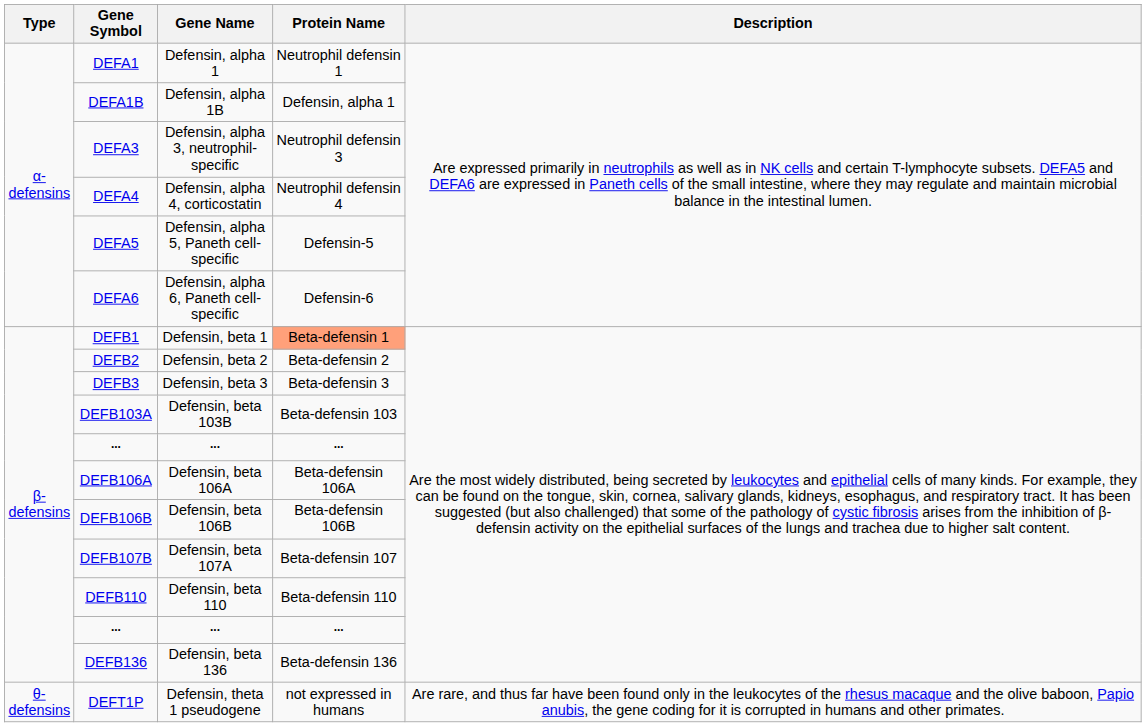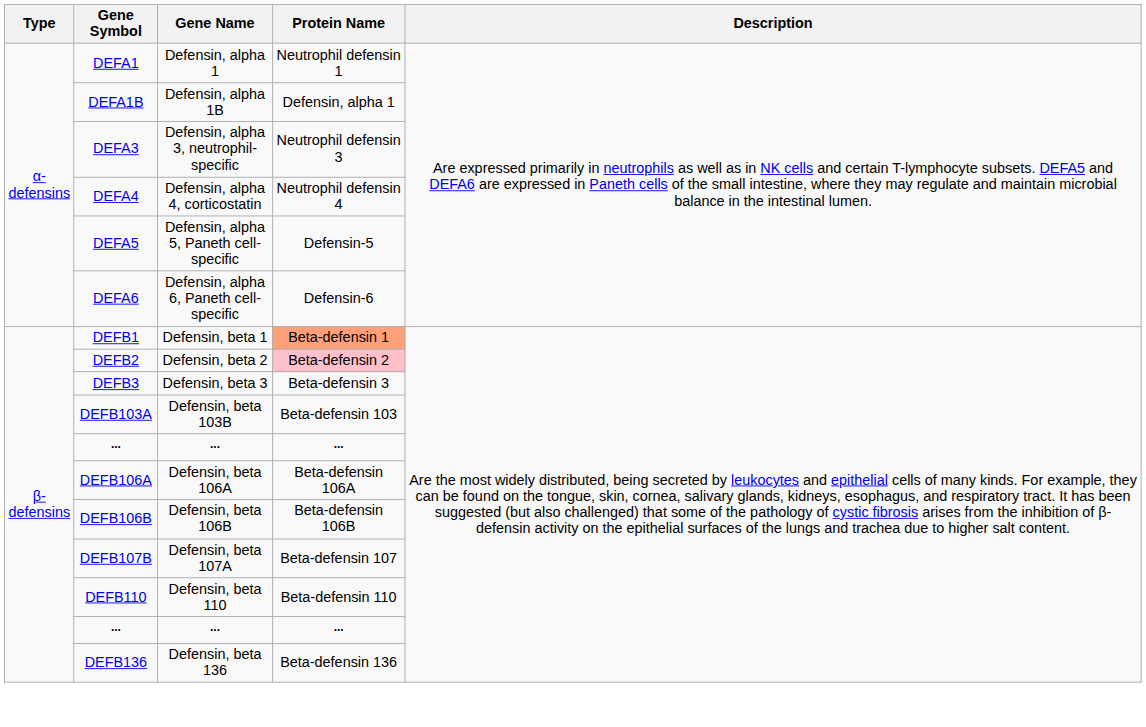(339, 360) no background -> (339, 360) pink background
- row: (116, 702)
